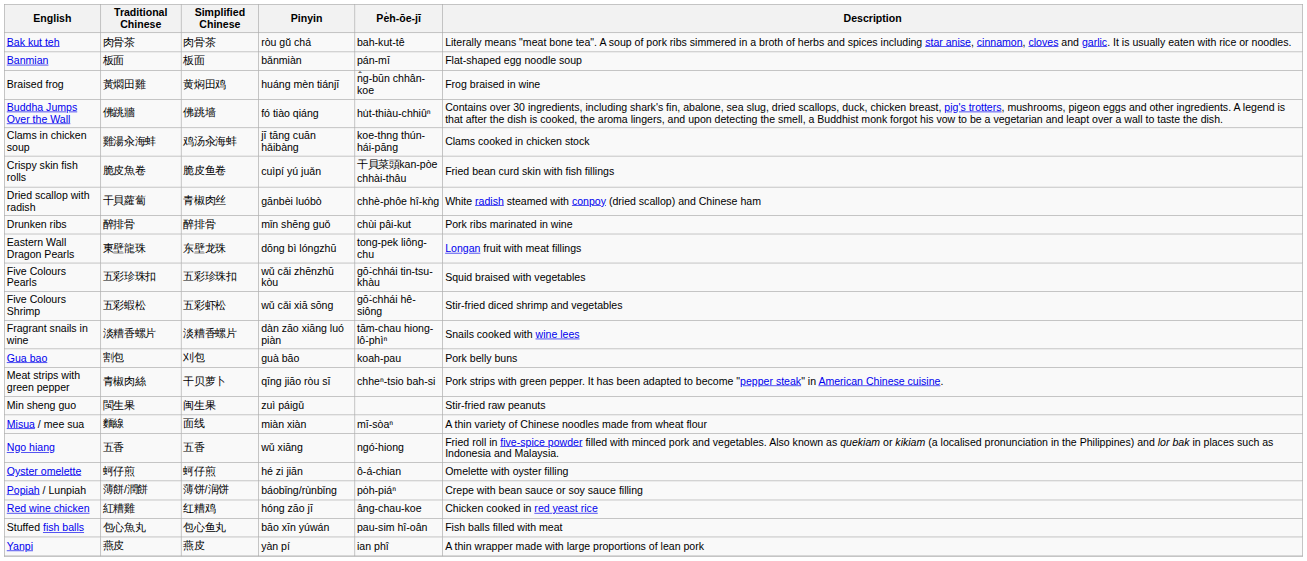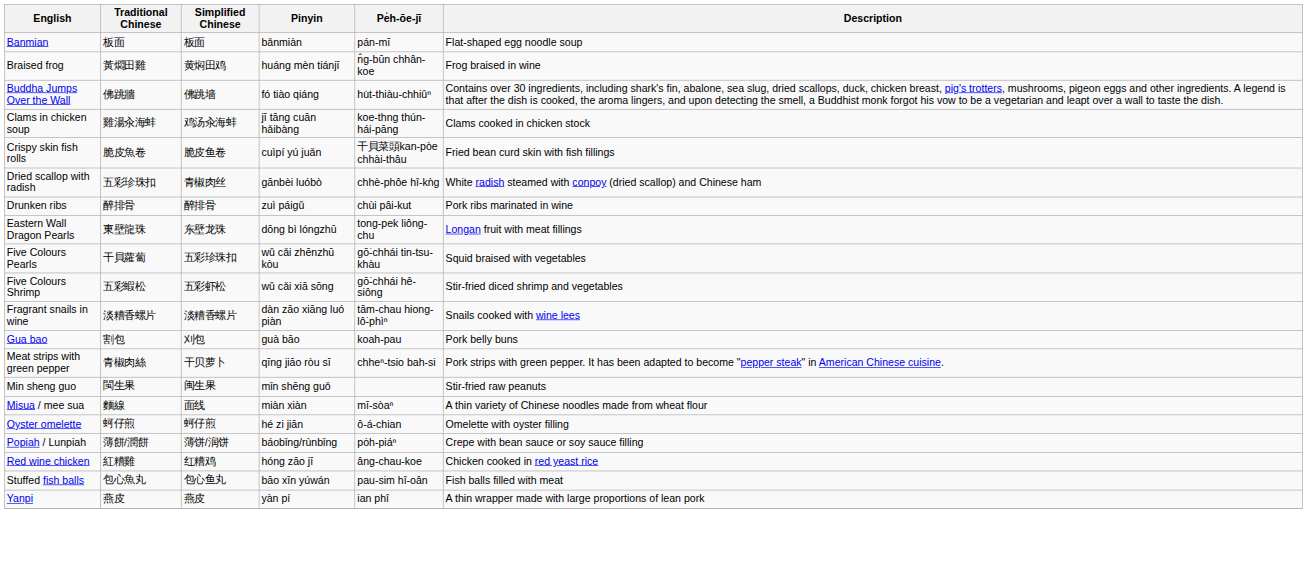- row: (33, 42)
(124, 201) 干貝蘿蔔 -> (129, 182) 五彩珍珠扣
(296, 225) mǐn shēng guǒ -> (283, 206) zuì páigǔ
(129, 277) 五彩珍珠扣 -> (124, 258) 干貝蘿蔔
(283, 405) zuì páigǔ -> (296, 386) mǐn shēng guǒ
- row: (31, 448)
